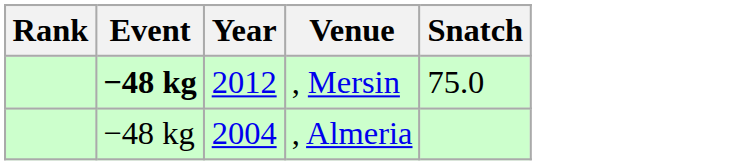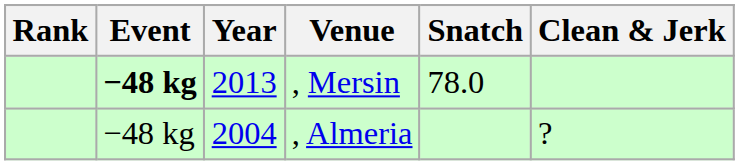+ column: (632, 30)
(244, 81) 2012 -> (244, 81) 2013
(456, 81) 75.0 -> (456, 81) 78.0
